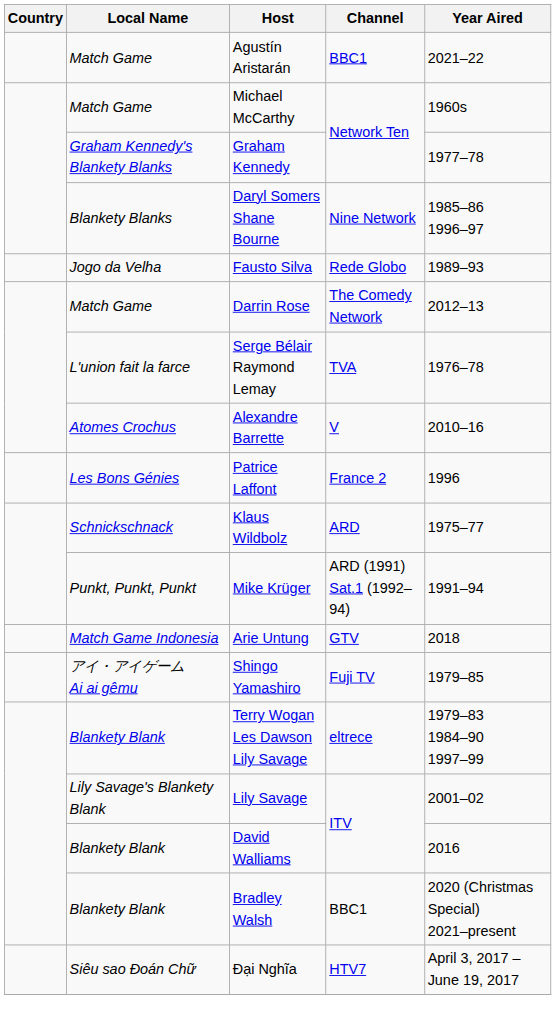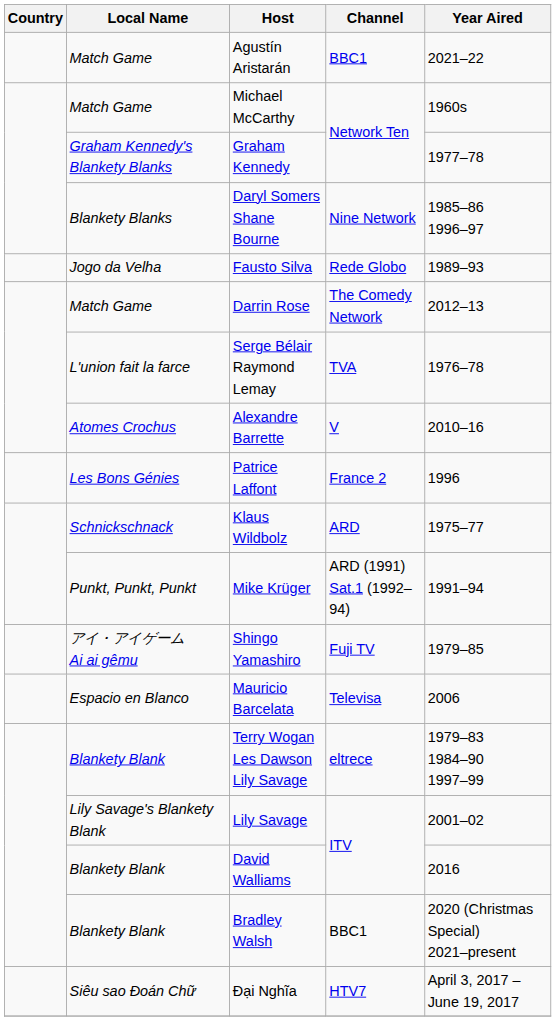- row: (271, 638)
+ row: (263, 698)
